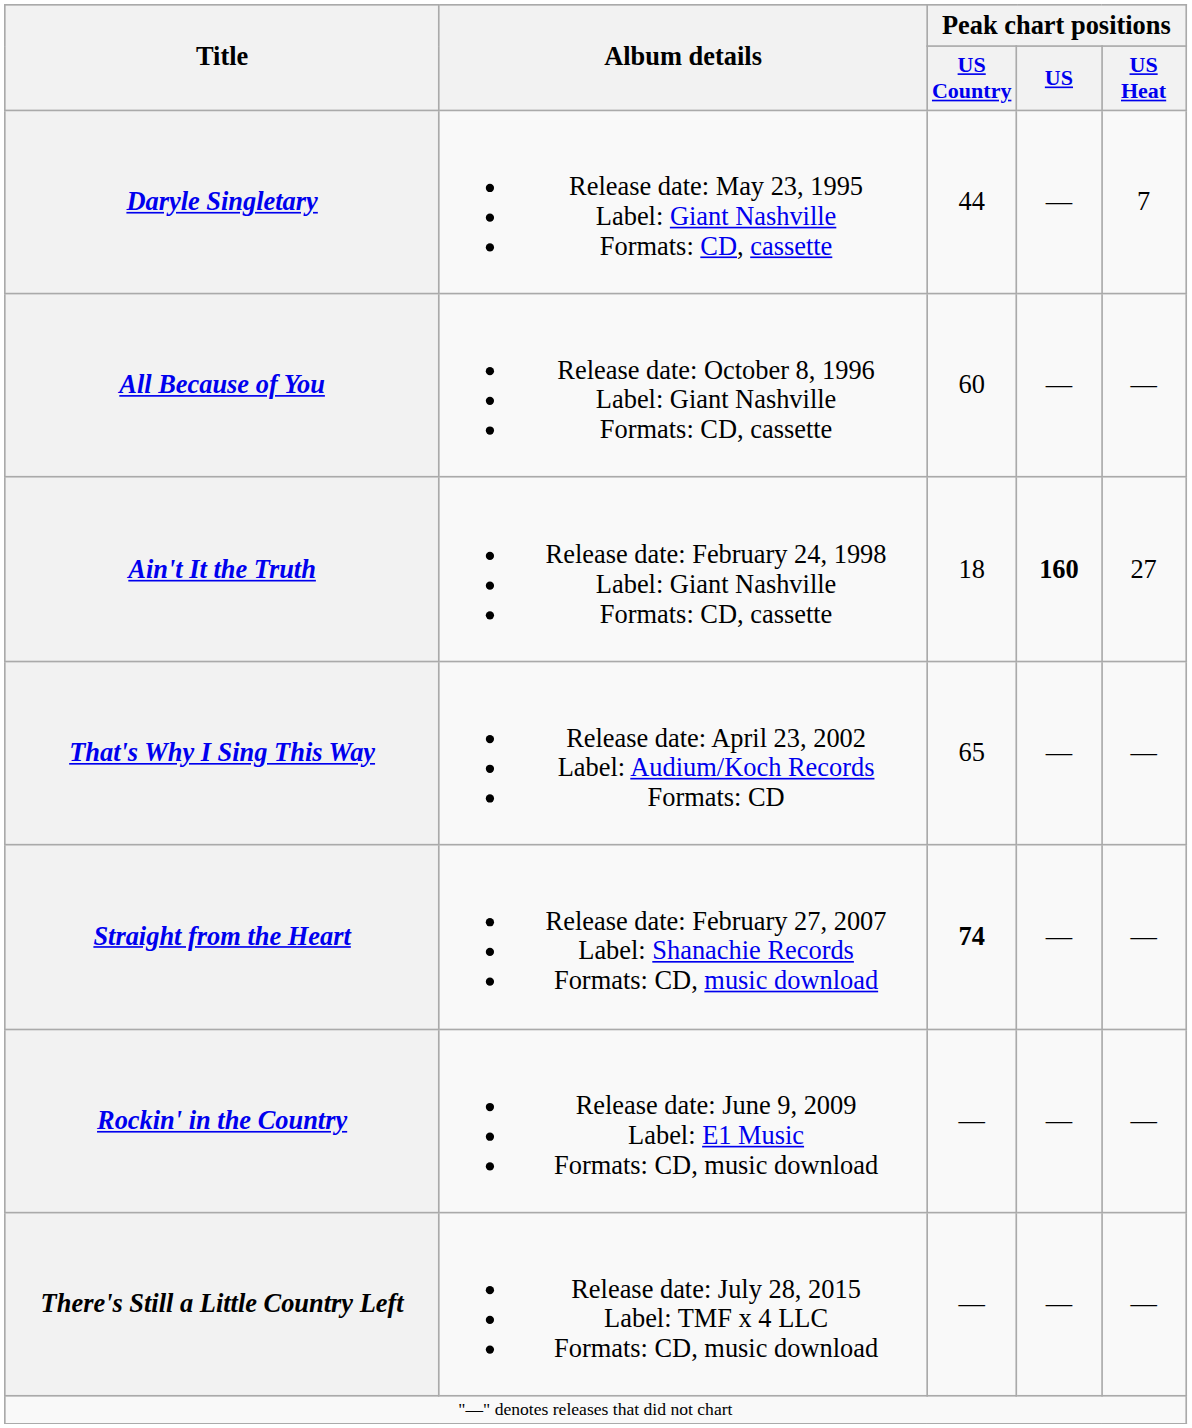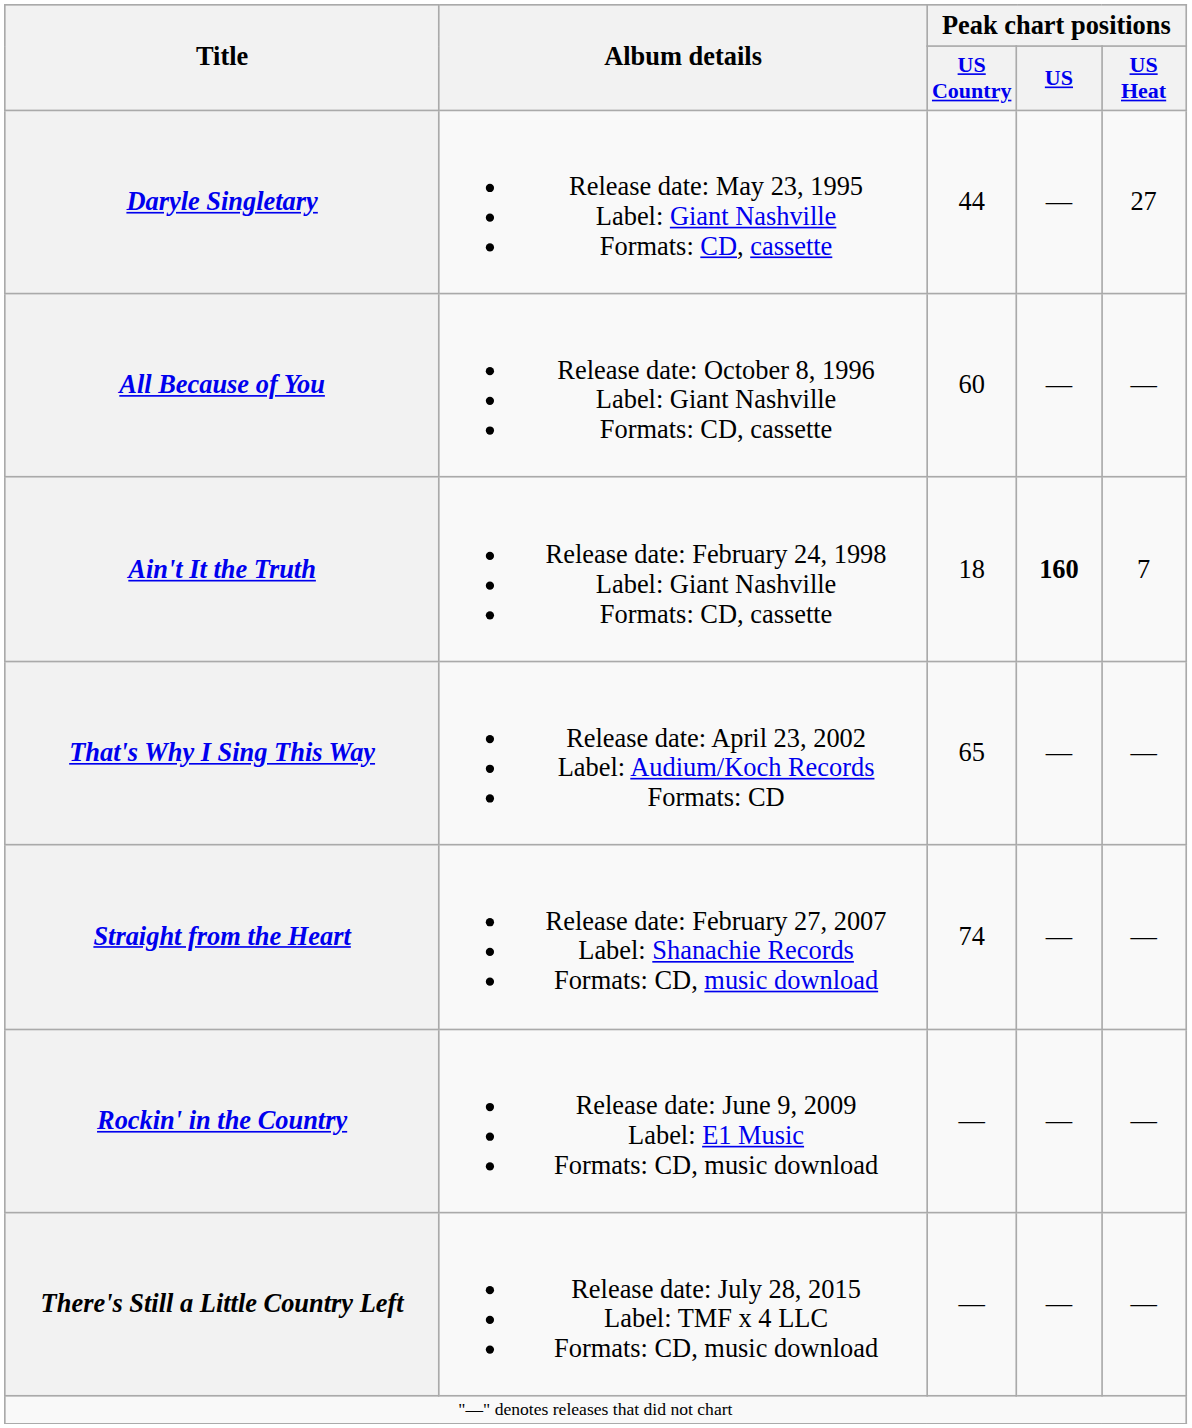(1144, 201) 7 -> (1144, 201) 27
(1144, 569) 27 -> (1144, 569) 7
(972, 936) bold -> (972, 936) normal
